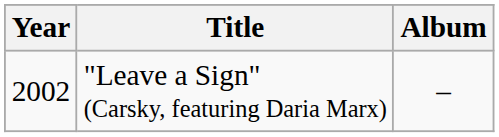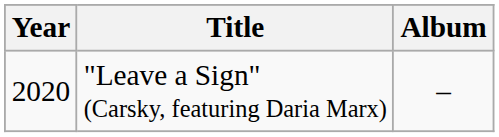(41, 90) 2002 -> (41, 90) 2020
